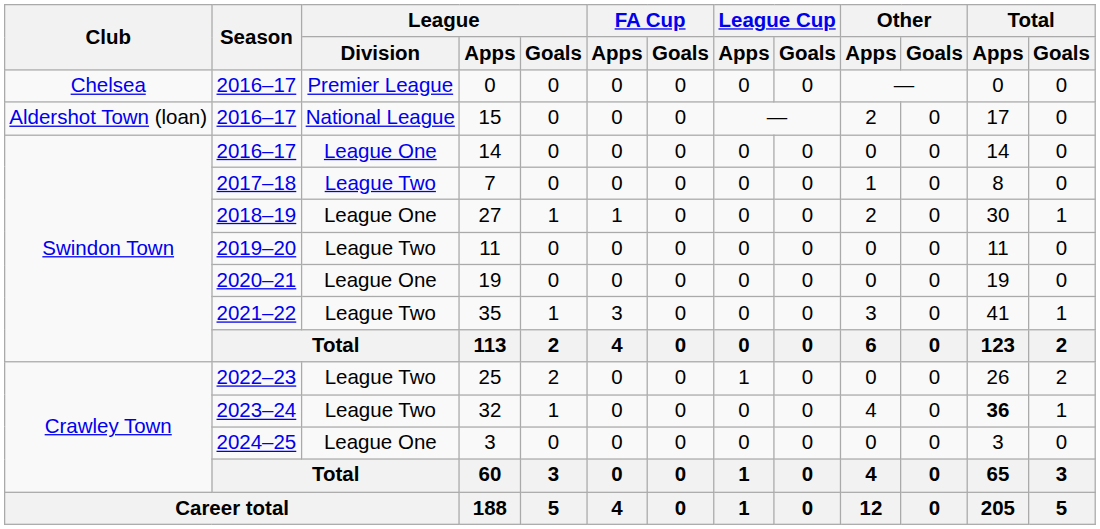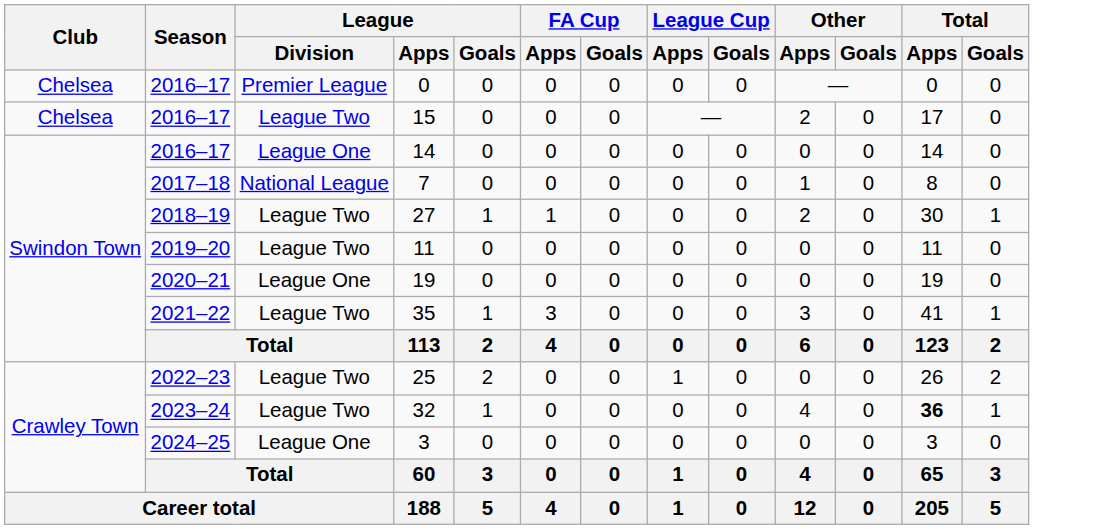(108, 118) Aldershot Town (loan) -> (75, 118) Chelsea
(380, 118) National League -> (314, 118) League Two
(380, 183) League Two -> (314, 183) National League
(380, 215) League One -> (314, 215) League Two
